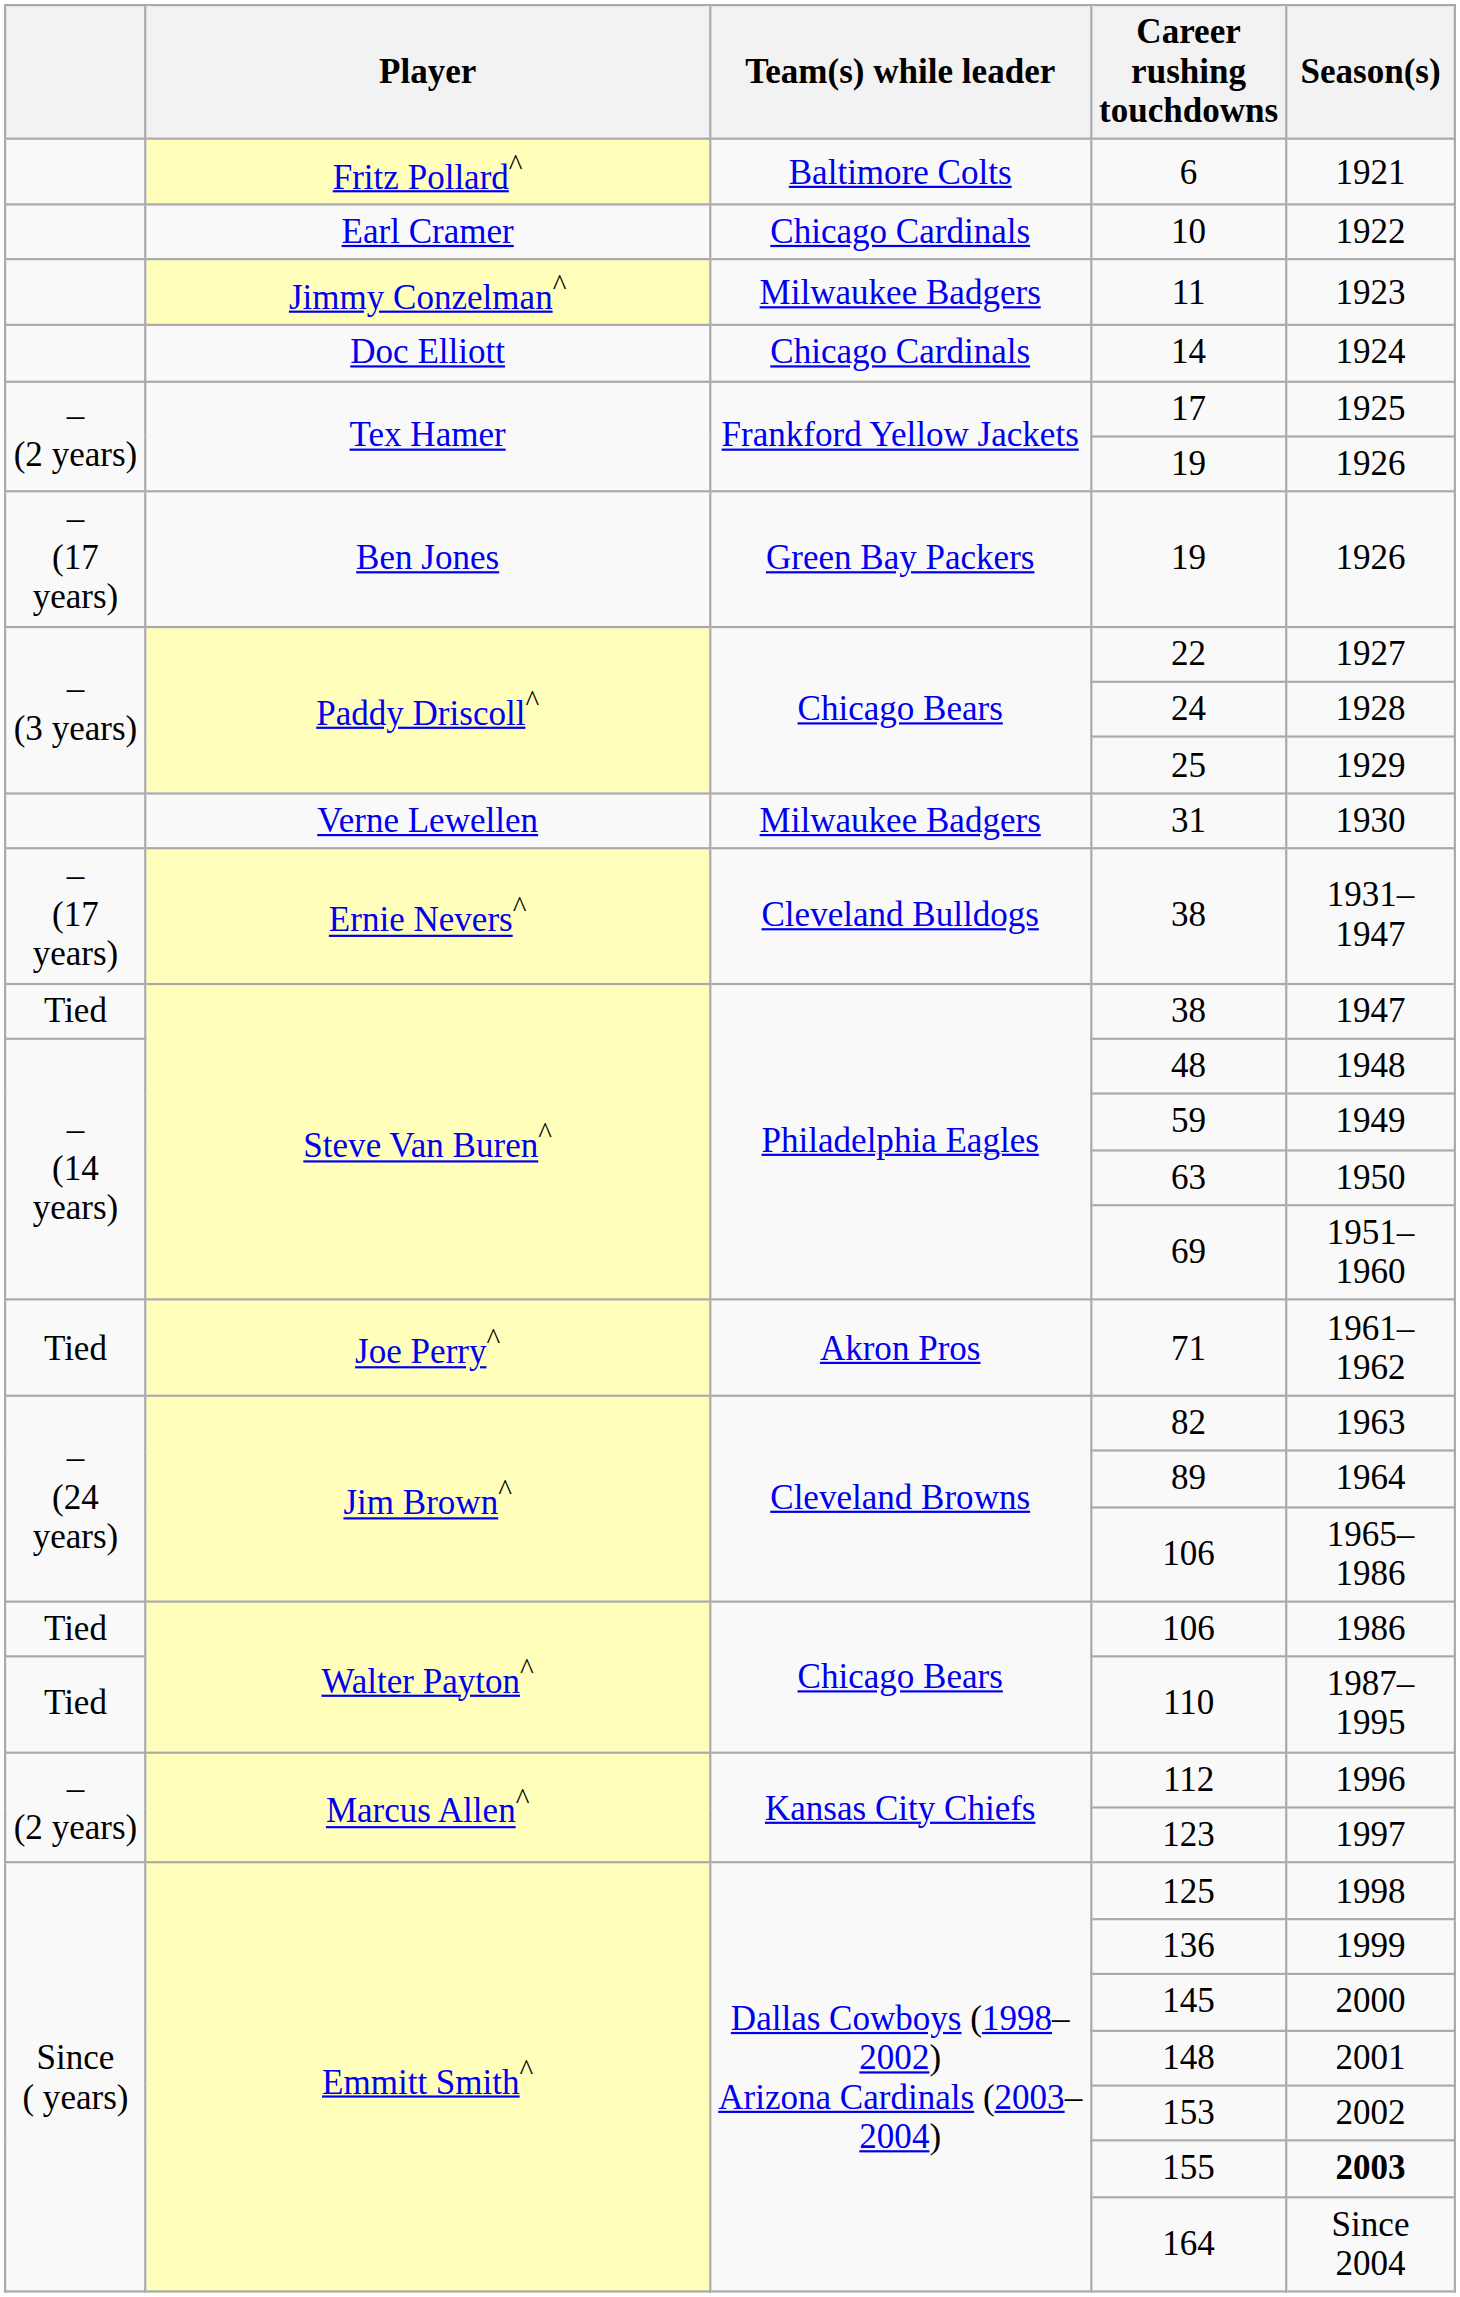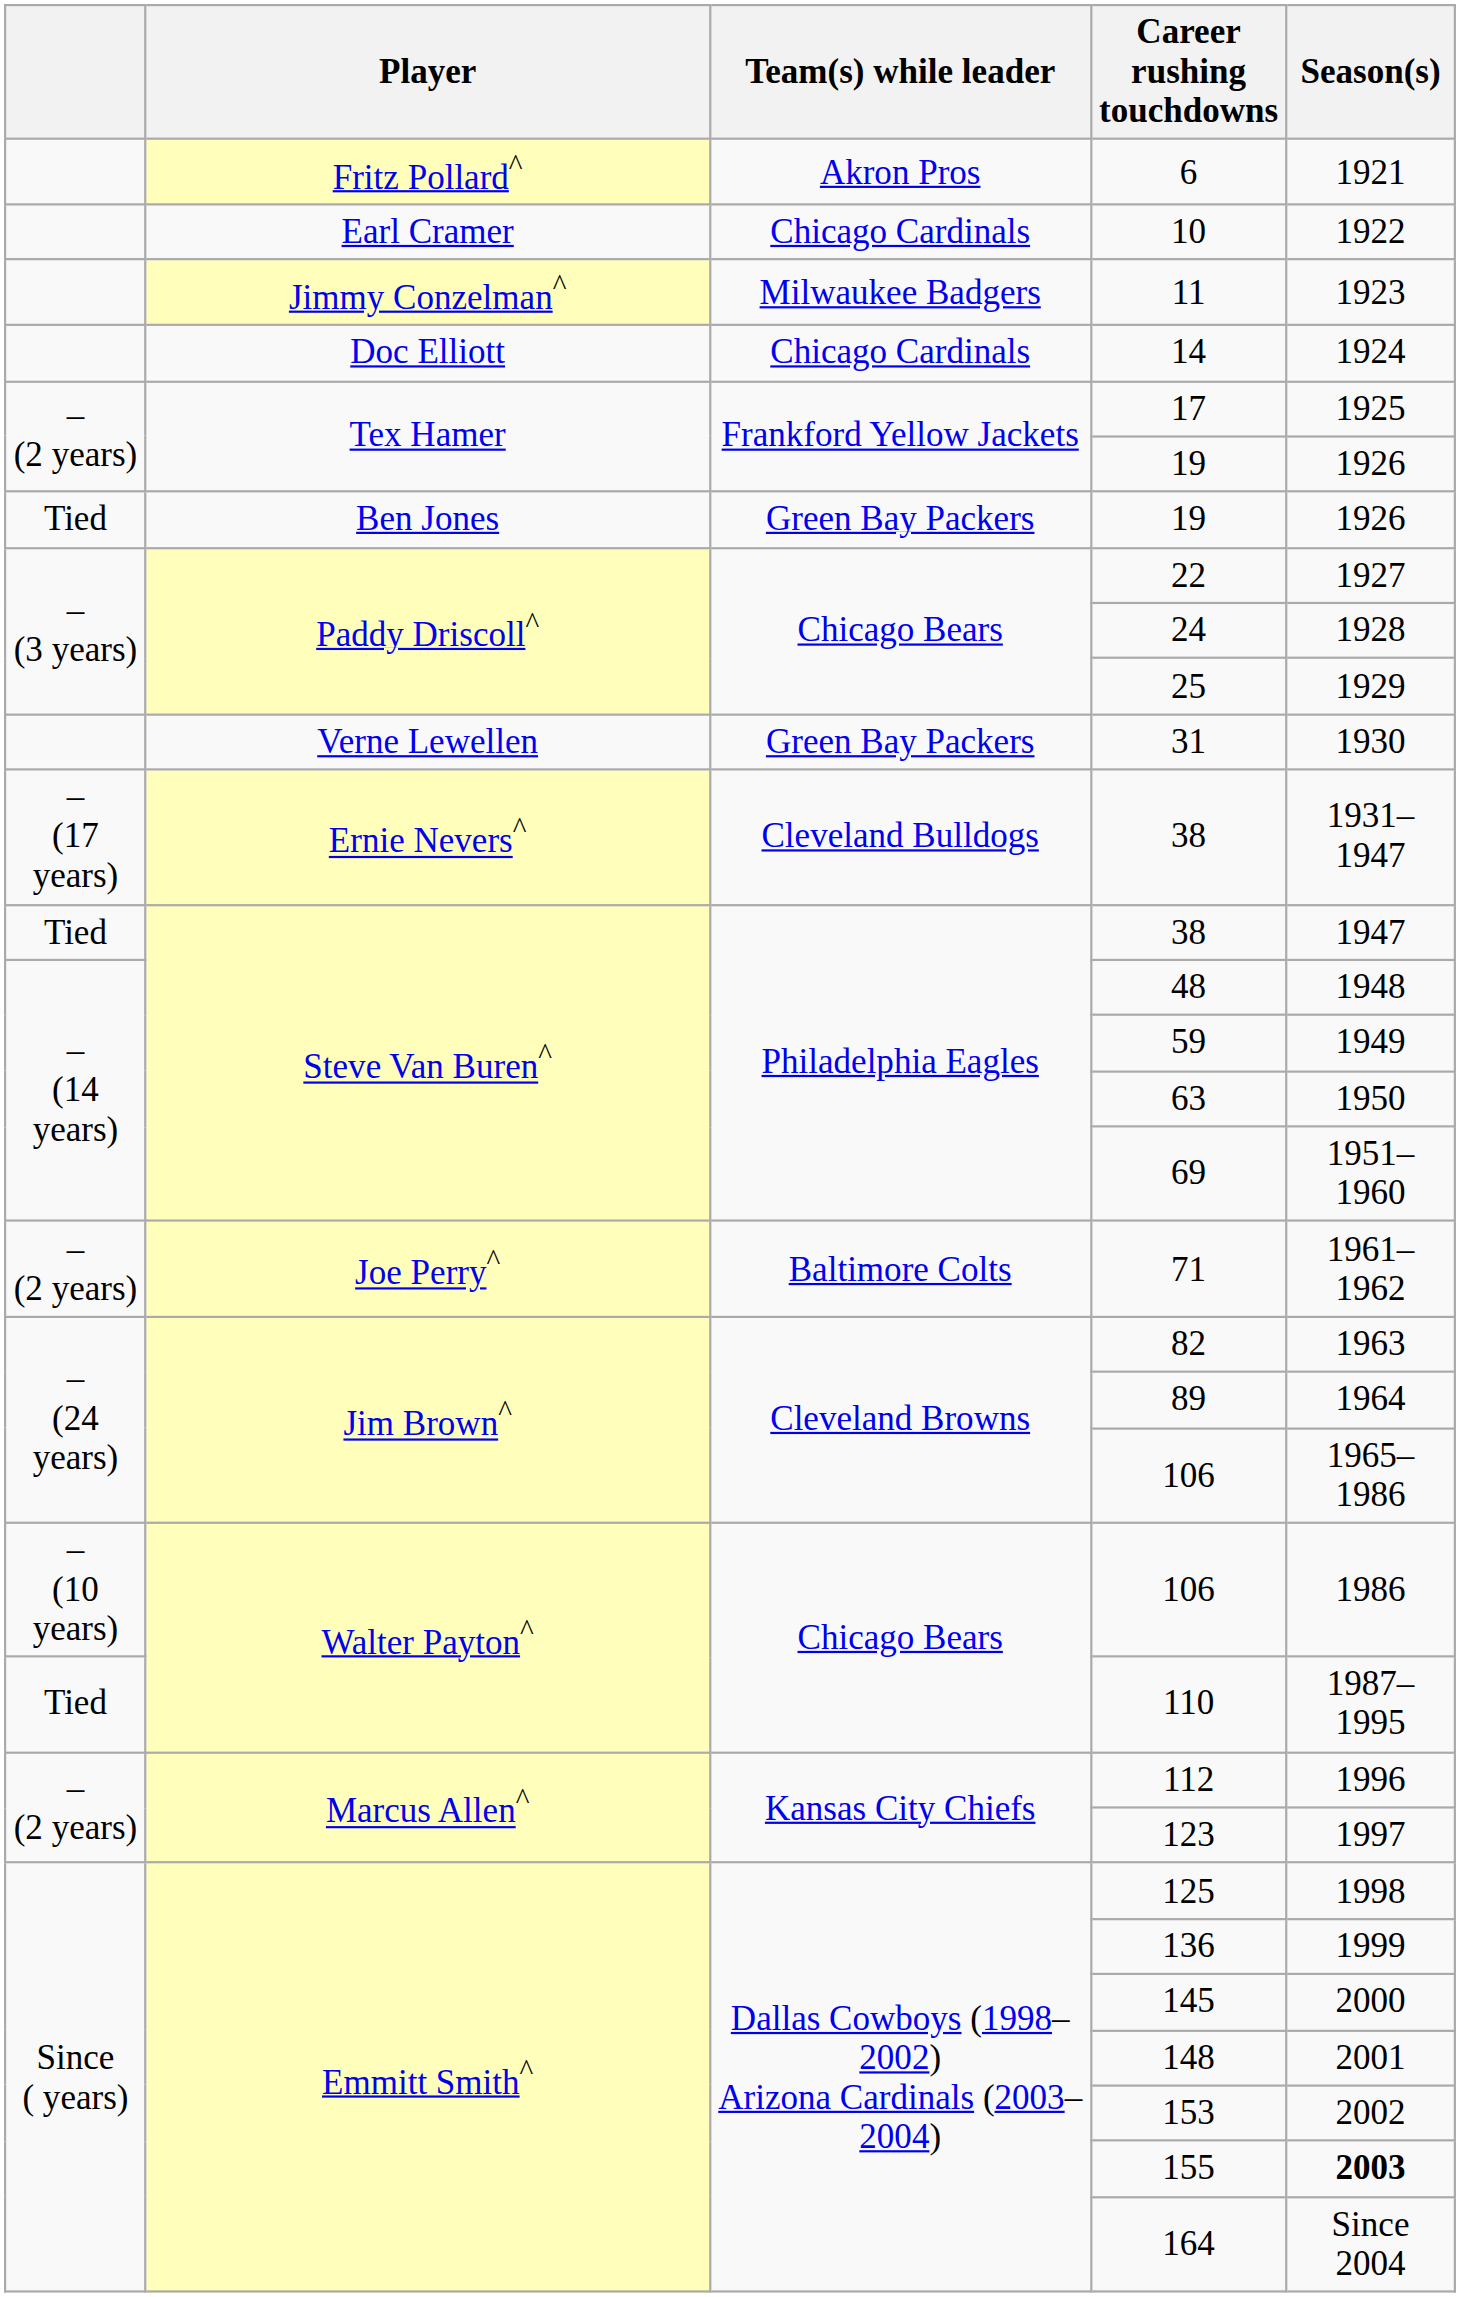(900, 171) Baltimore Colts -> (900, 171) Akron Pros
(75, 558) – (17 years) -> (75, 519) Tied
(900, 820) Milwaukee Badgers -> (900, 741) Green Bay Packers
(75, 1347) Tied -> (75, 1268) – (2 years)
(900, 1347) Akron Pros -> (900, 1268) Baltimore Colts
(75, 1628) Tied -> (75, 1589) – (10 years)
